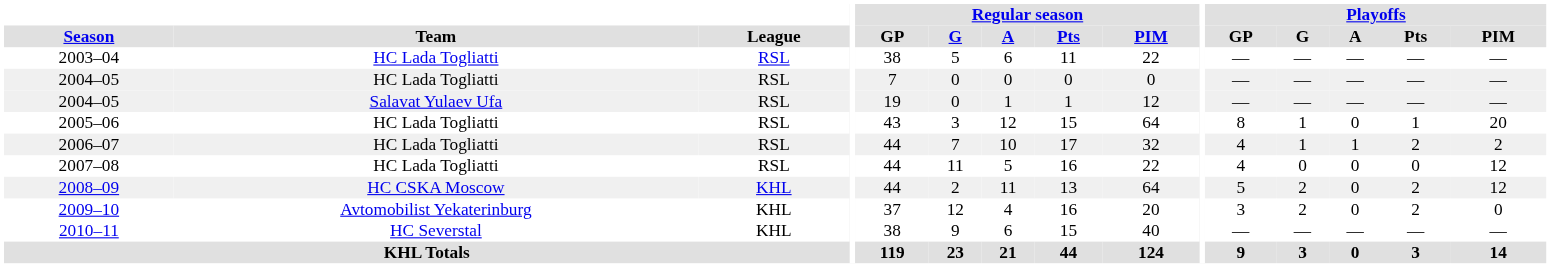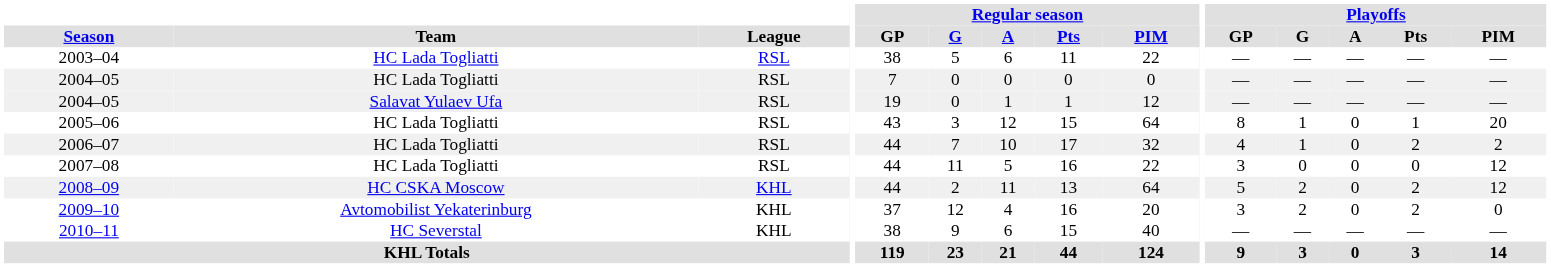(1355, 144) 1 -> (1355, 144) 0
(1241, 165) 4 -> (1241, 165) 3
